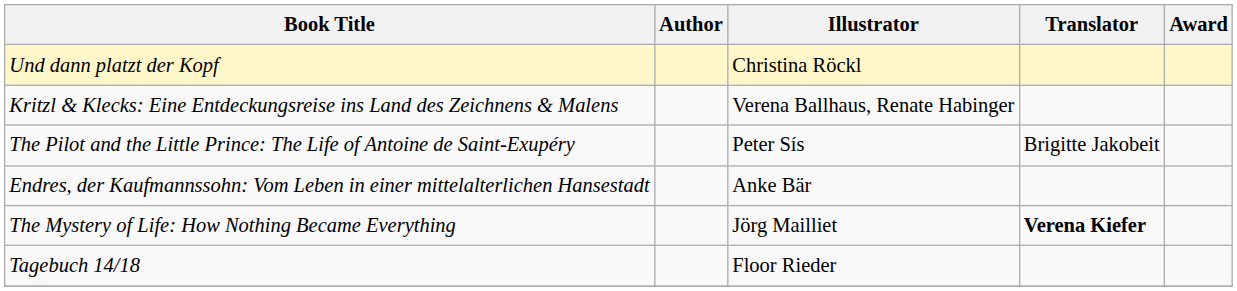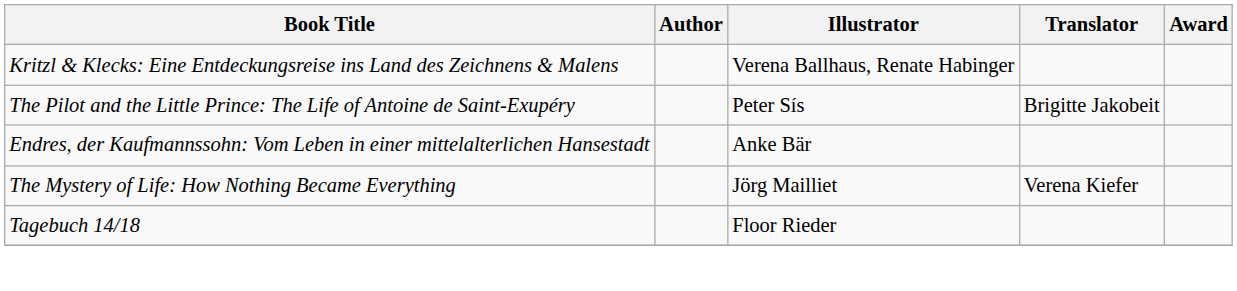- row: (114, 64)
(1085, 225) bold -> (1081, 185) normal
